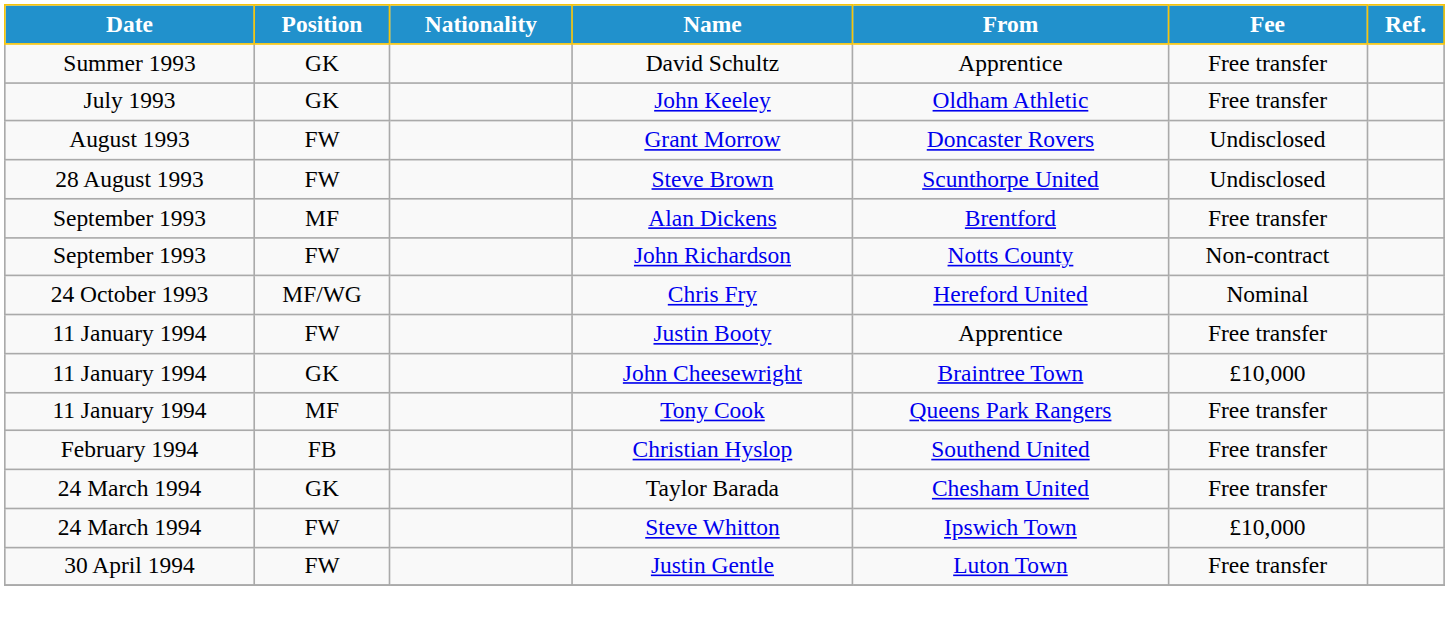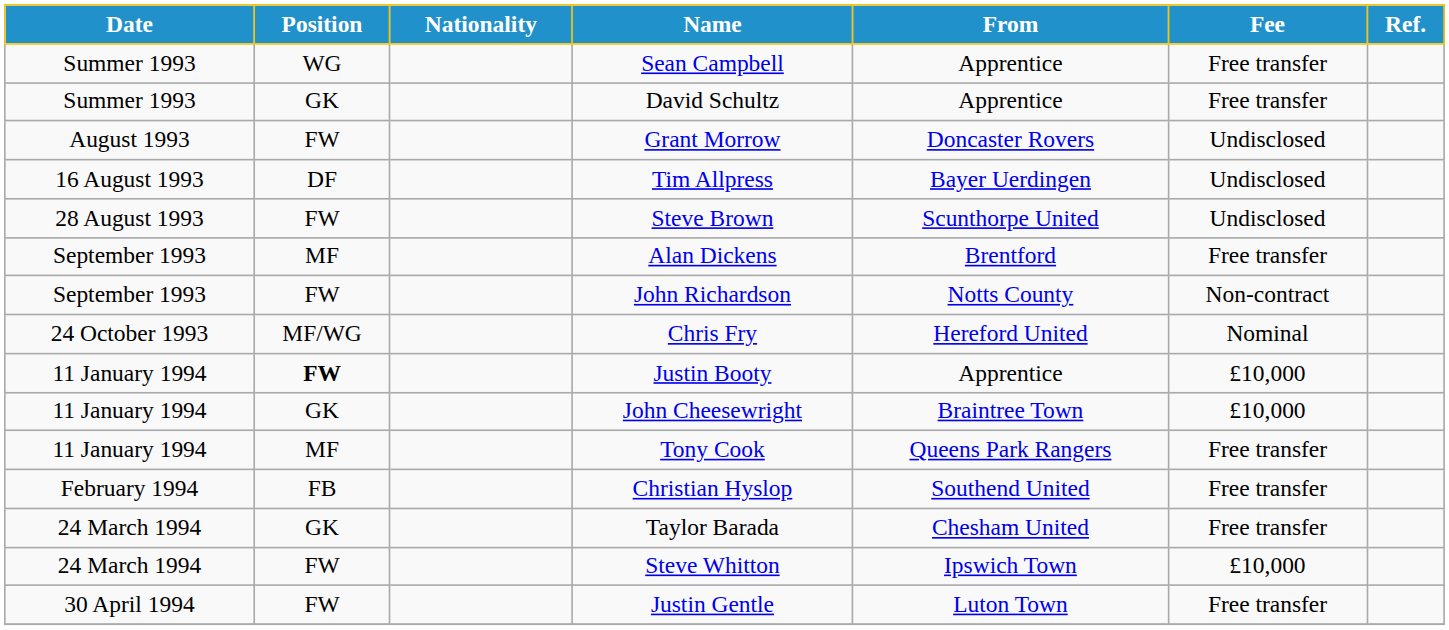+ row: (712, 62)
- row: (712, 101)
+ row: (712, 179)
(322, 333) normal -> (322, 372) bold
(1267, 333) Free transfer -> (1267, 372) £10,000
